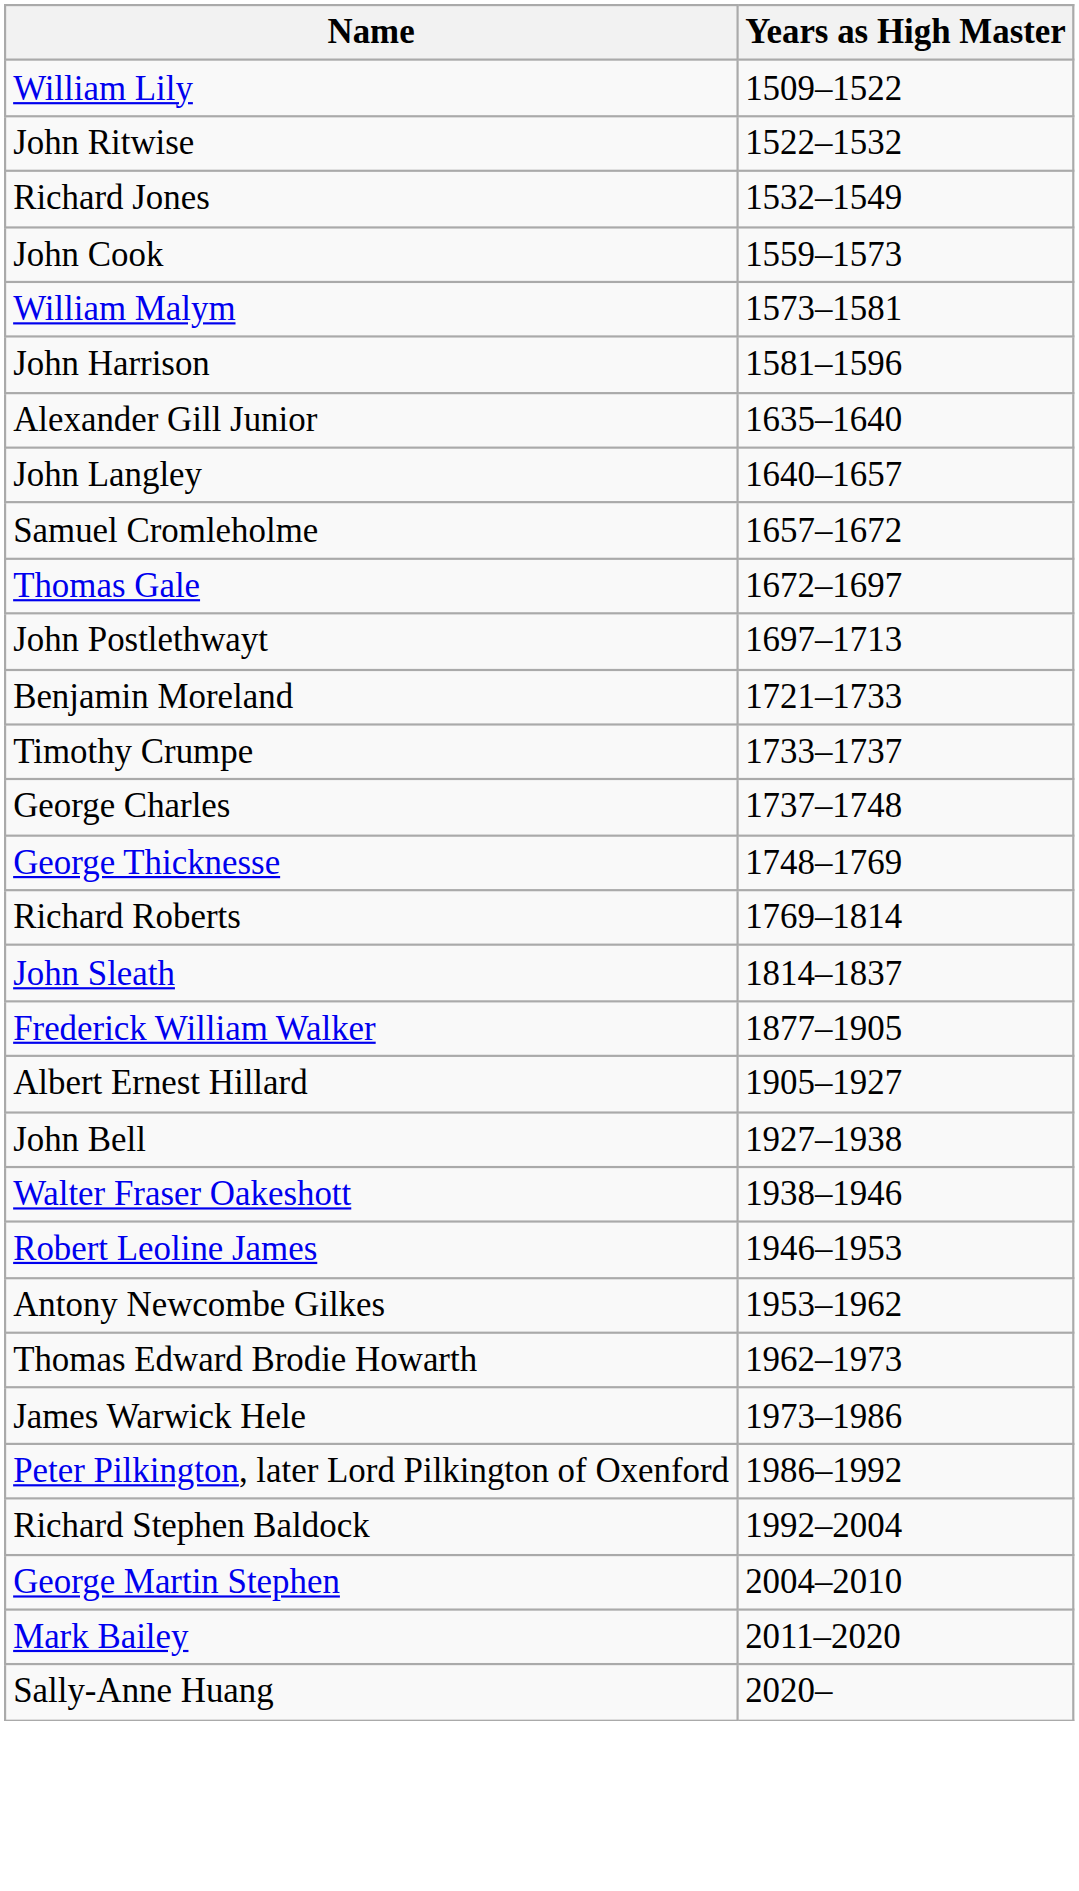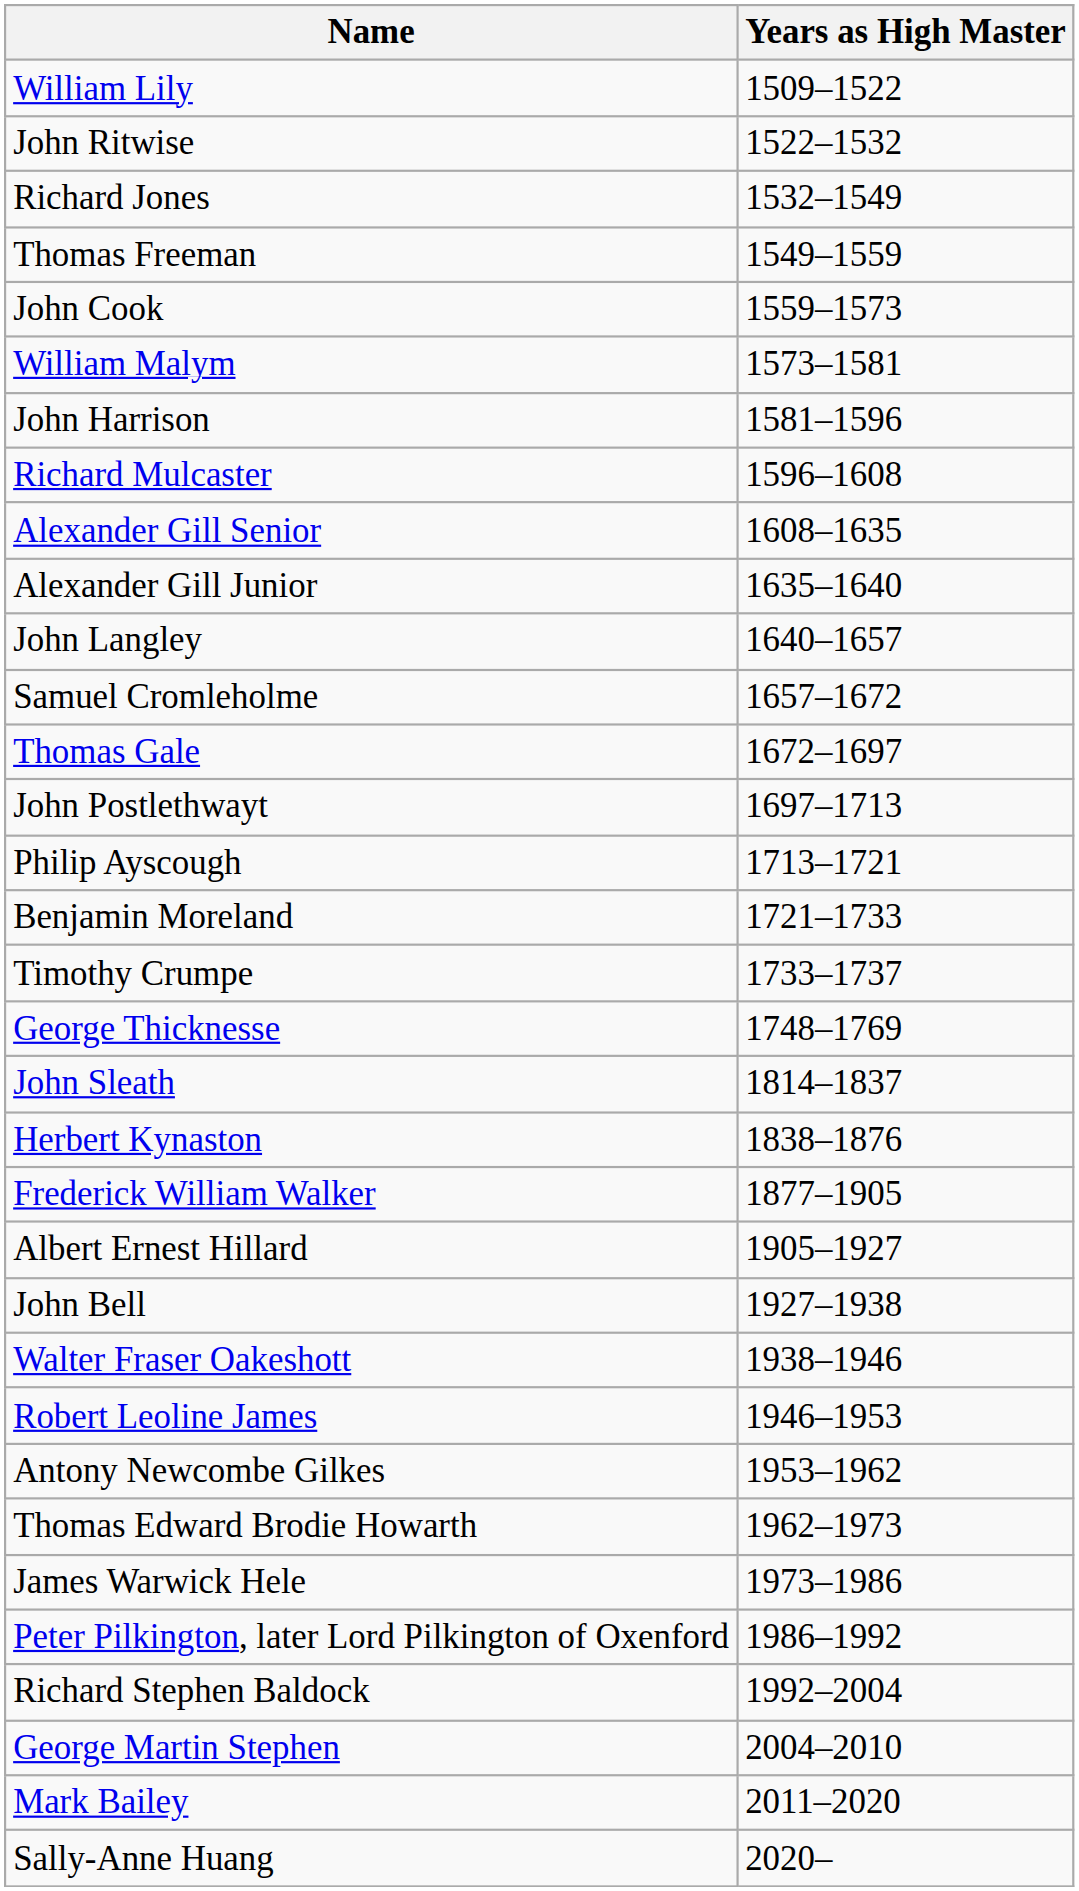+ row: (135, 253)
+ row: (142, 474)
+ row: (167, 530)
+ row: (127, 861)
- row: (122, 806)
- row: (127, 917)
+ row: (138, 1138)
